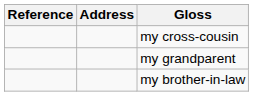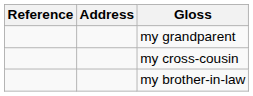rows swapped: (189, 36) <-> (188, 58)
